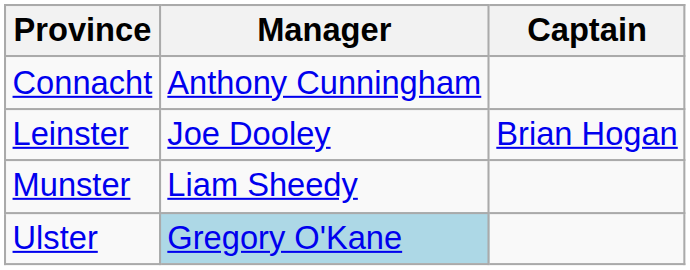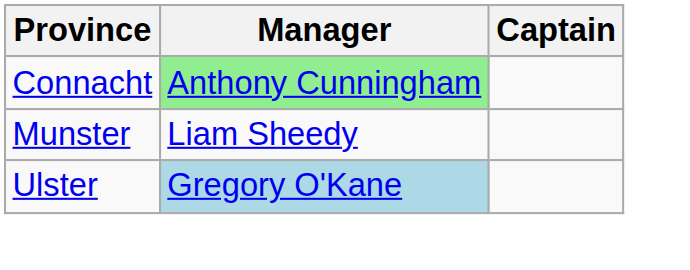(324, 82) no background -> (324, 82) lightgreen background
- row: (71, 133)
